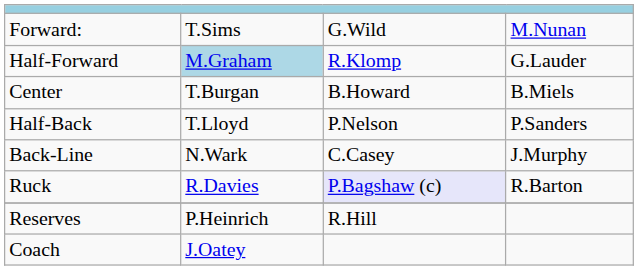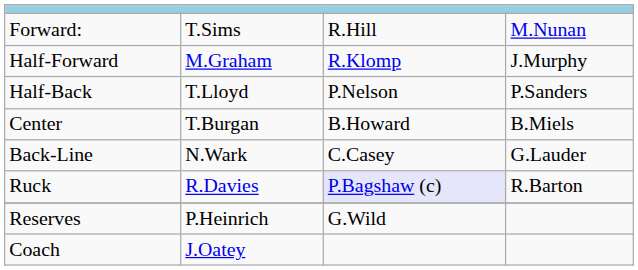(357, 29) G.Wild -> (352, 29) R.Hill
(229, 60) lightblue background -> (229, 60) no background
(548, 60) G.Lauder -> (549, 60) J.Murphy
rows swapped: (36, 92) <-> (51, 123)
(549, 155) J.Murphy -> (548, 155) G.Lauder
(352, 218) R.Hill -> (357, 218) G.Wild
